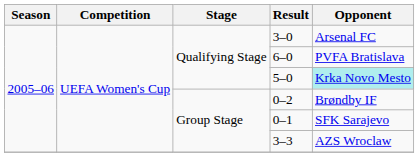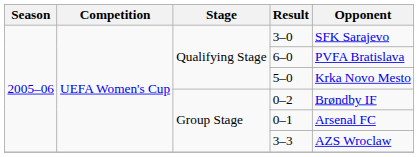(345, 36) Arsenal FC -> (352, 36) SFK Sarajevo
(363, 78) paleturquoise background -> (363, 78) no background
(352, 120) SFK Sarajevo -> (345, 120) Arsenal FC
